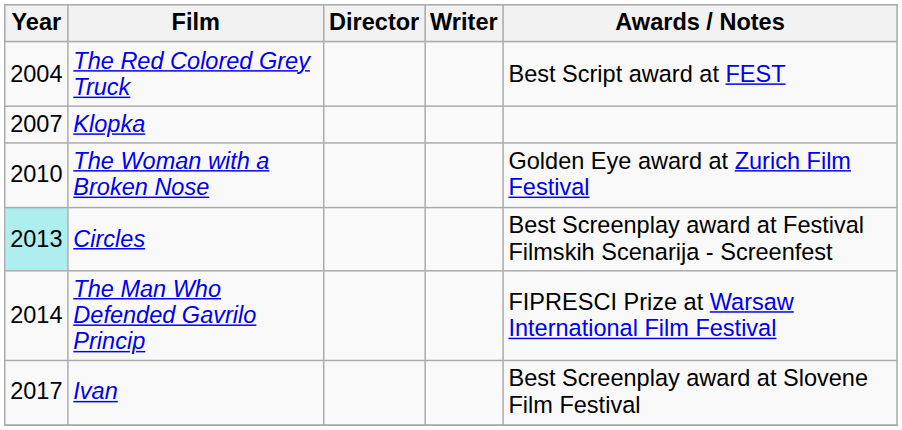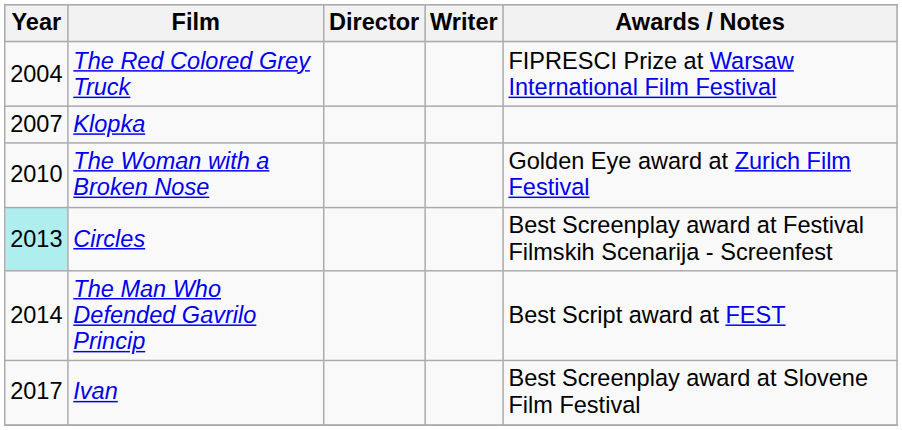(647, 73) Best Script award at FEST -> (651, 73) FIPRESCI Prize at Warsaw International Film Festival
(651, 315) FIPRESCI Prize at Warsaw International Film Festival -> (647, 315) Best Script award at FEST
